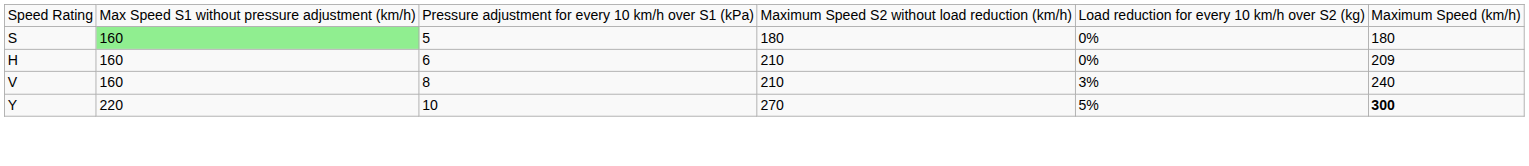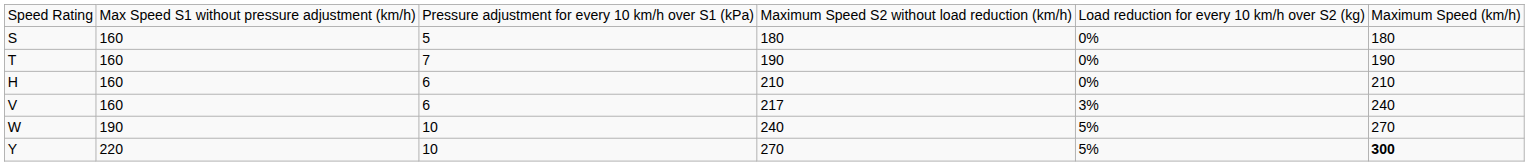(111, 37) lightgreen background -> (111, 37) no background
+ row: (12, 60)
(1383, 60) 209 -> (1383, 82) 210
(426, 82) 8 -> (426, 104) 6
(772, 82) 210 -> (772, 104) 217
+ row: (14, 127)
